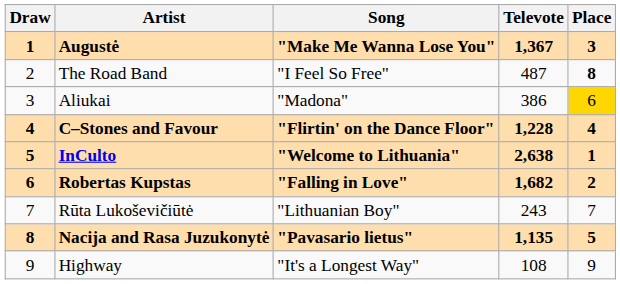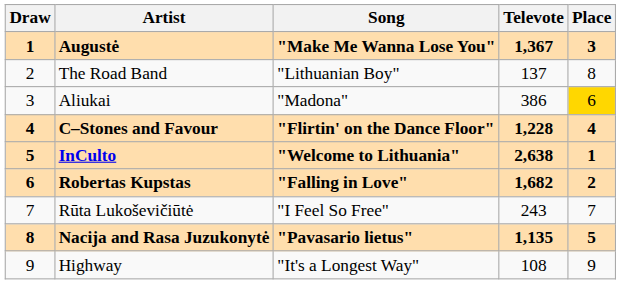(333, 73) "I Feel So Free" -> (338, 73) "Lithuanian Boy"
(534, 73) 487 -> (534, 73) 137
(592, 73) bold -> (592, 73) normal
(338, 210) "Lithuanian Boy" -> (333, 210) "I Feel So Free"
